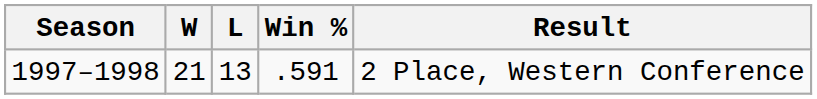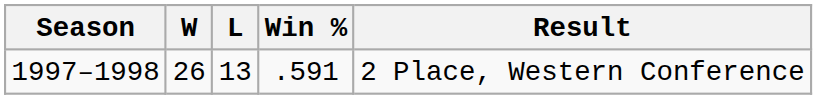(189, 72) 21 -> (189, 72) 26
